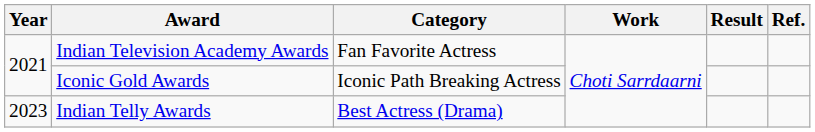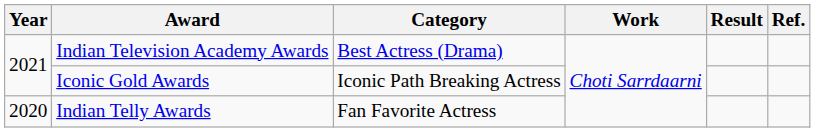(417, 50) Fan Favorite Actress -> (420, 50) Best Actress (Drama)
(28, 111) 2023 -> (28, 111) 2020
(420, 111) Best Actress (Drama) -> (417, 111) Fan Favorite Actress
